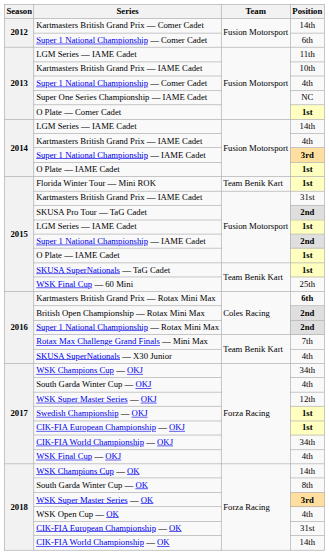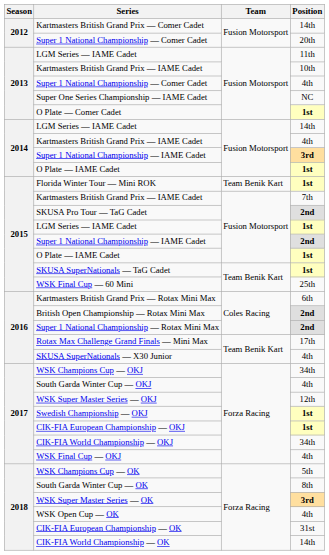(307, 39) 6th -> (307, 39) 20th
(307, 197) 31st -> (307, 197) 7th
(307, 298) bold -> (307, 298) normal
(307, 341) 7th -> (307, 341) 17th
(307, 470) 14th -> (307, 470) 5th
